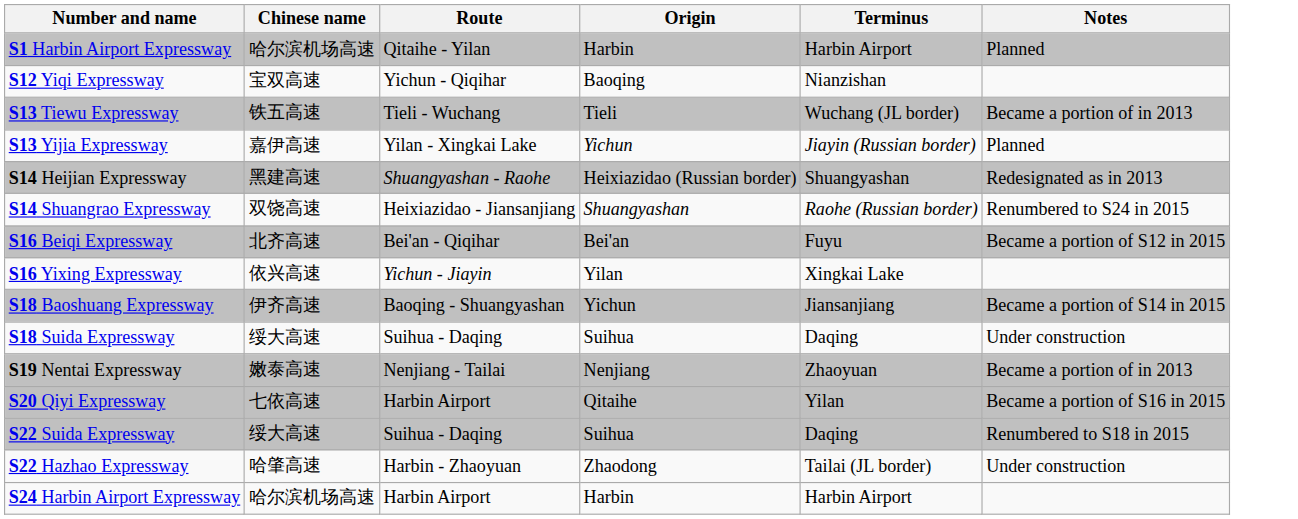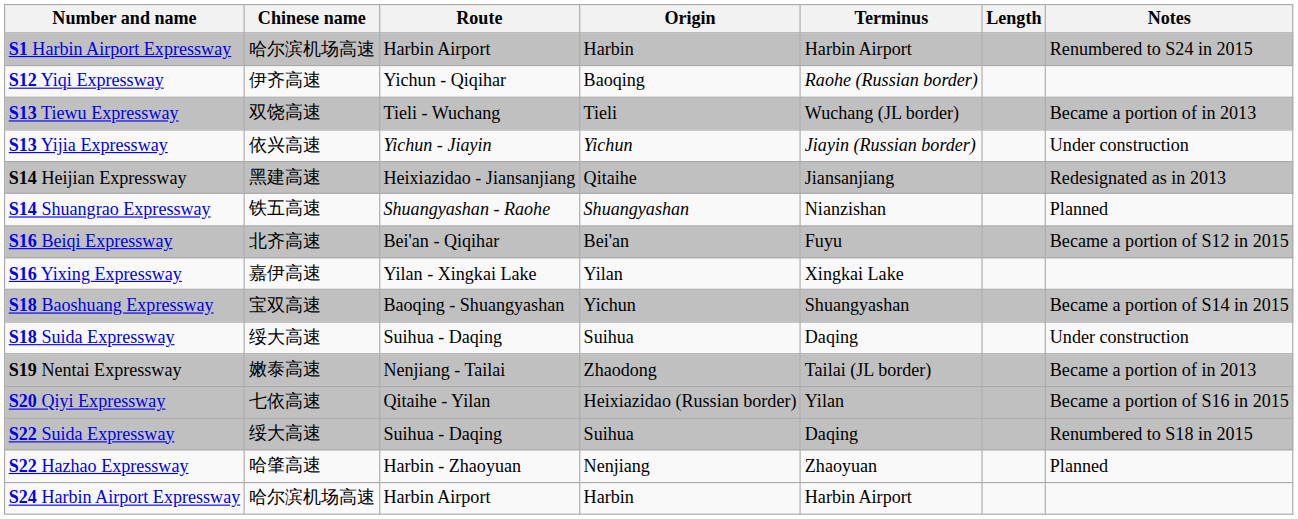+ column: (1014, 18)
(437, 49) Qitaihe - Yilan -> (437, 49) Harbin Airport
(1015, 49) Planned -> (1151, 49) Renumbered to S24 in 2015
(285, 80) 宝双高速 -> (285, 80) 伊齐高速
(845, 81) Nianzishan -> (891, 81) Raohe (Russian border)
(285, 112) 铁五高速 -> (285, 112) 双饶高速
(285, 144) 嘉伊高速 -> (285, 144) 依兴高速
(460, 145) Yilan - Xingkai Lake -> (438, 145) Yichun - Jiayin
(1015, 145) Planned -> (1119, 145) Under construction
(467, 177) Shuangyashan - Raohe -> (479, 177) Heixiazidao - Jiansanjiang
(690, 177) Heixiazidao (Russian border) -> (610, 177) Qitaihe
(857, 177) Shuangyashan -> (849, 177) Jiansanjiang
(285, 208) 双饶高速 -> (285, 208) 铁五高速
(479, 209) Heixiazidao - Jiansanjiang -> (467, 209) Shuangyashan - Raohe
(891, 209) Raohe (Russian border) -> (845, 209) Nianzishan
(1088, 209) Renumbered to S24 in 2015 -> (1079, 209) Planned
(285, 273) 依兴高速 -> (285, 273) 嘉伊高速
(438, 273) Yichun - Jiayin -> (460, 273) Yilan - Xingkai Lake
(285, 305) 伊齐高速 -> (285, 305) 宝双高速
(849, 305) Jiansanjiang -> (857, 305) Shuangyashan
(617, 369) Nenjiang -> (620, 369) Zhaodong
(841, 369) Zhaoyuan -> (868, 369) Tailai (JL border)
(437, 401) Harbin Airport -> (437, 401) Qitaihe - Yilan
(610, 401) Qitaihe -> (690, 401) Heixiazidao (Russian border)
(620, 466) Zhaodong -> (617, 466) Nenjiang
(868, 466) Tailai (JL border) -> (841, 466) Zhaoyuan
(1056, 466) Under construction -> (1079, 466) Planned
